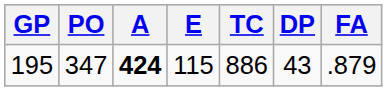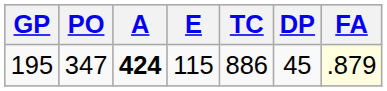(297, 65) 43 -> (297, 65) 45
(352, 65) no background -> (352, 65) lightyellow background
